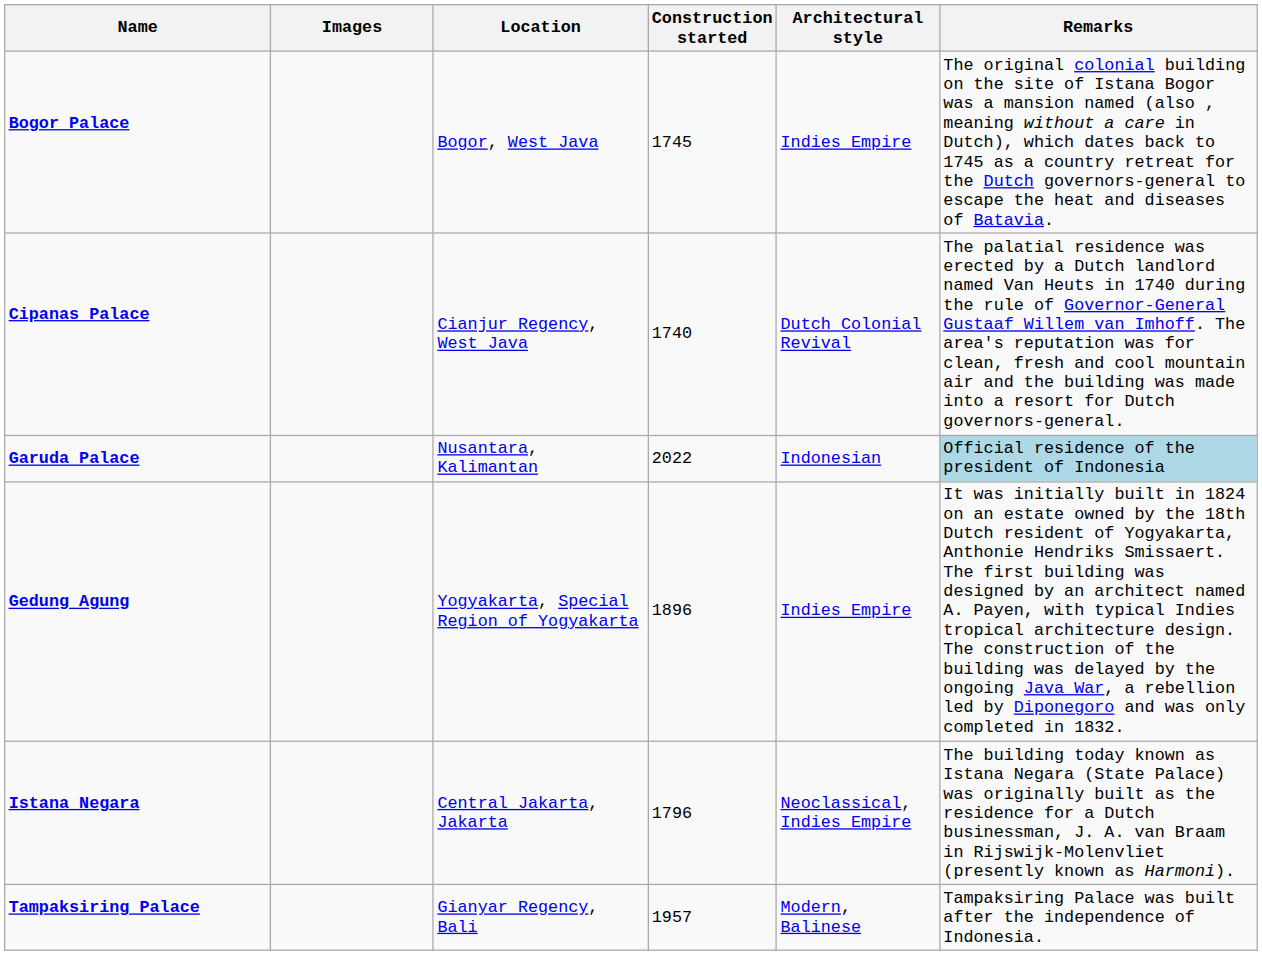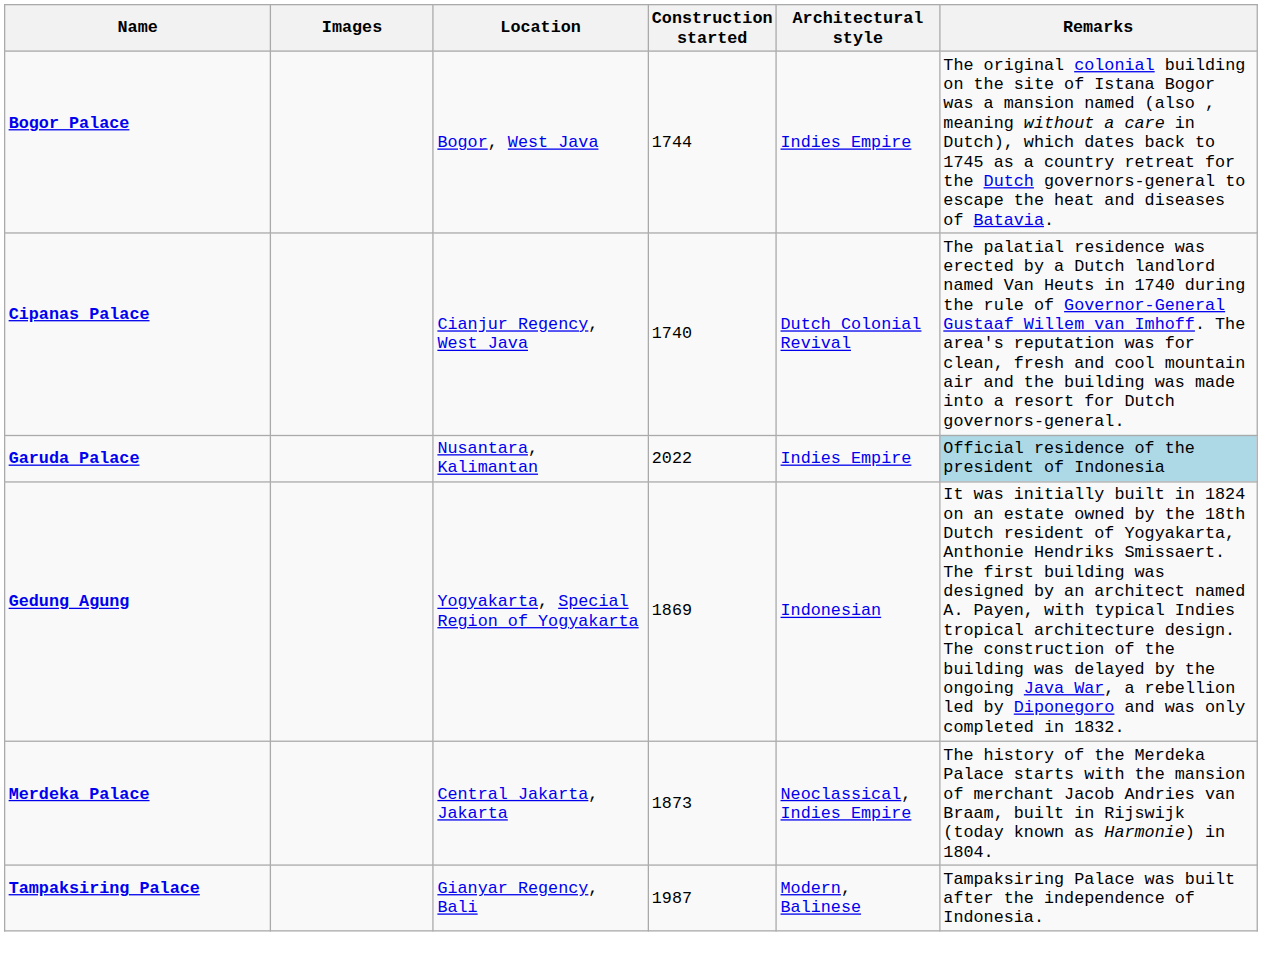(672, 142) 1745 -> (672, 142) 1744
(831, 458) Indonesian -> (846, 458) Indies Empire
(672, 611) 1896 -> (672, 611) 1869
(846, 611) Indies Empire -> (831, 611) Indonesian
- row: (74, 803)
+ row: (79, 794)
(672, 918) 1957 -> (672, 898) 1987
